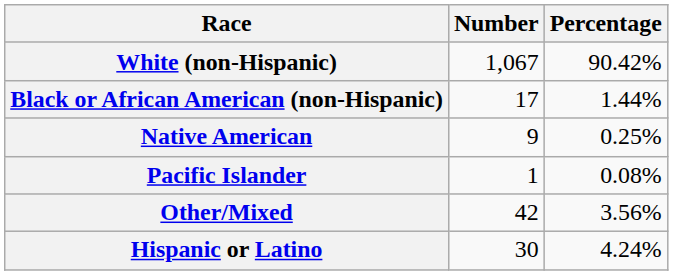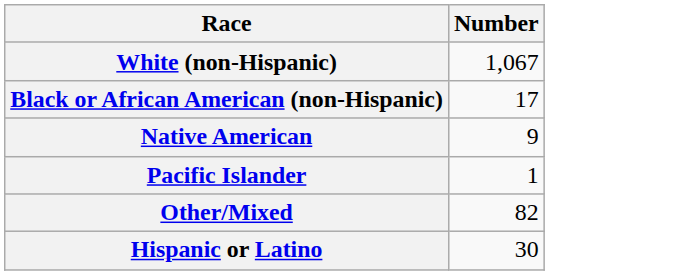- column: (606, 23)
(527, 212) 42 -> (527, 212) 82
